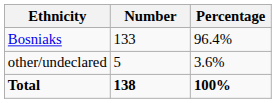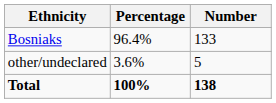columns swapped: (150, 16) <-> (231, 16)
